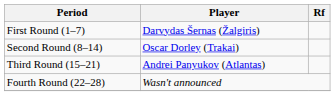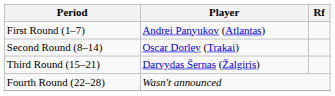(201, 30) Darvydas Šernas (Žalgiris) -> (204, 30) Andrei Panyukov (Atlantas)
(204, 64) Andrei Panyukov (Atlantas) -> (201, 64) Darvydas Šernas (Žalgiris)
